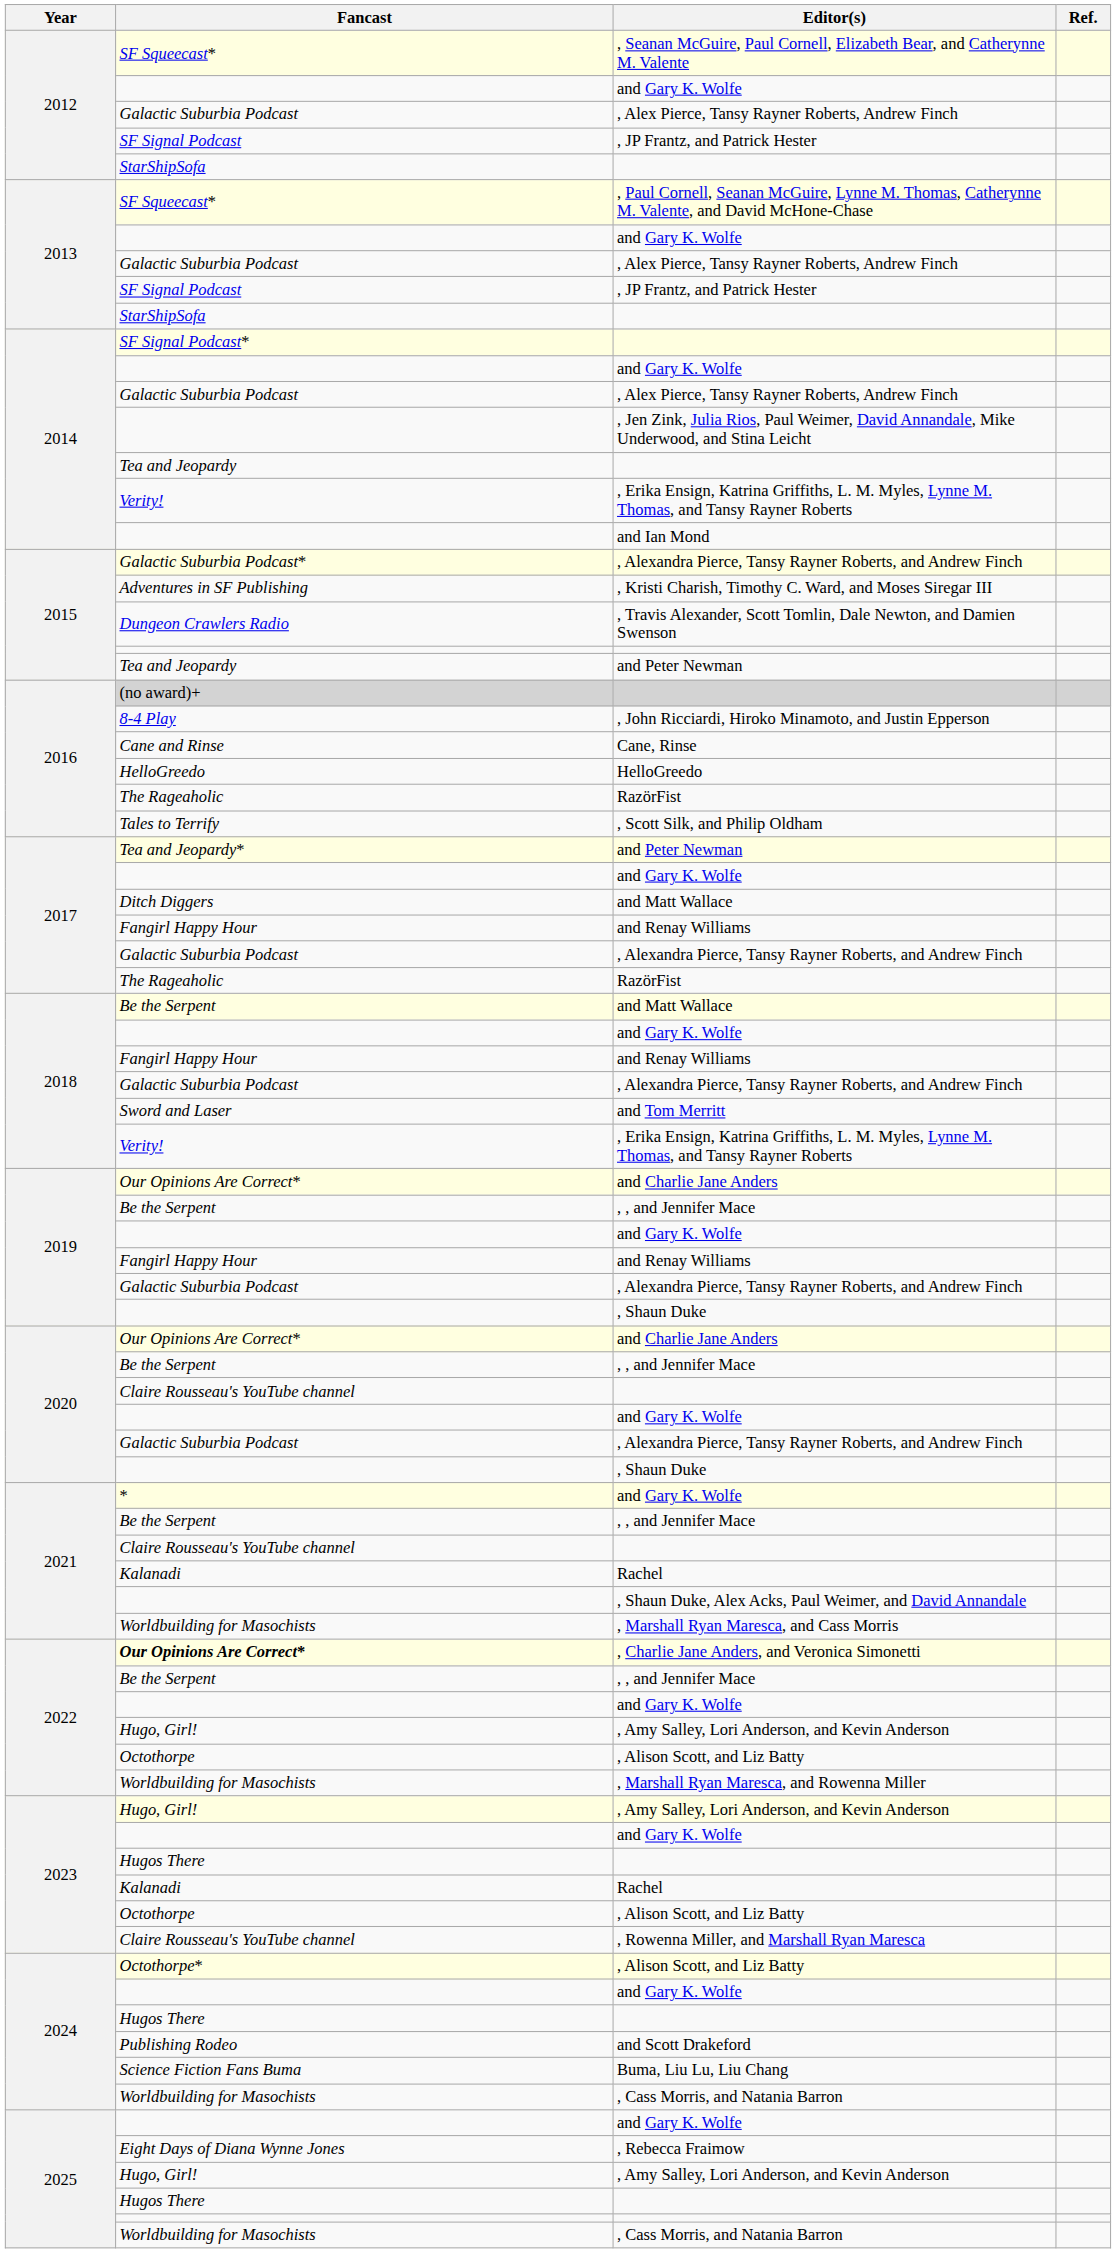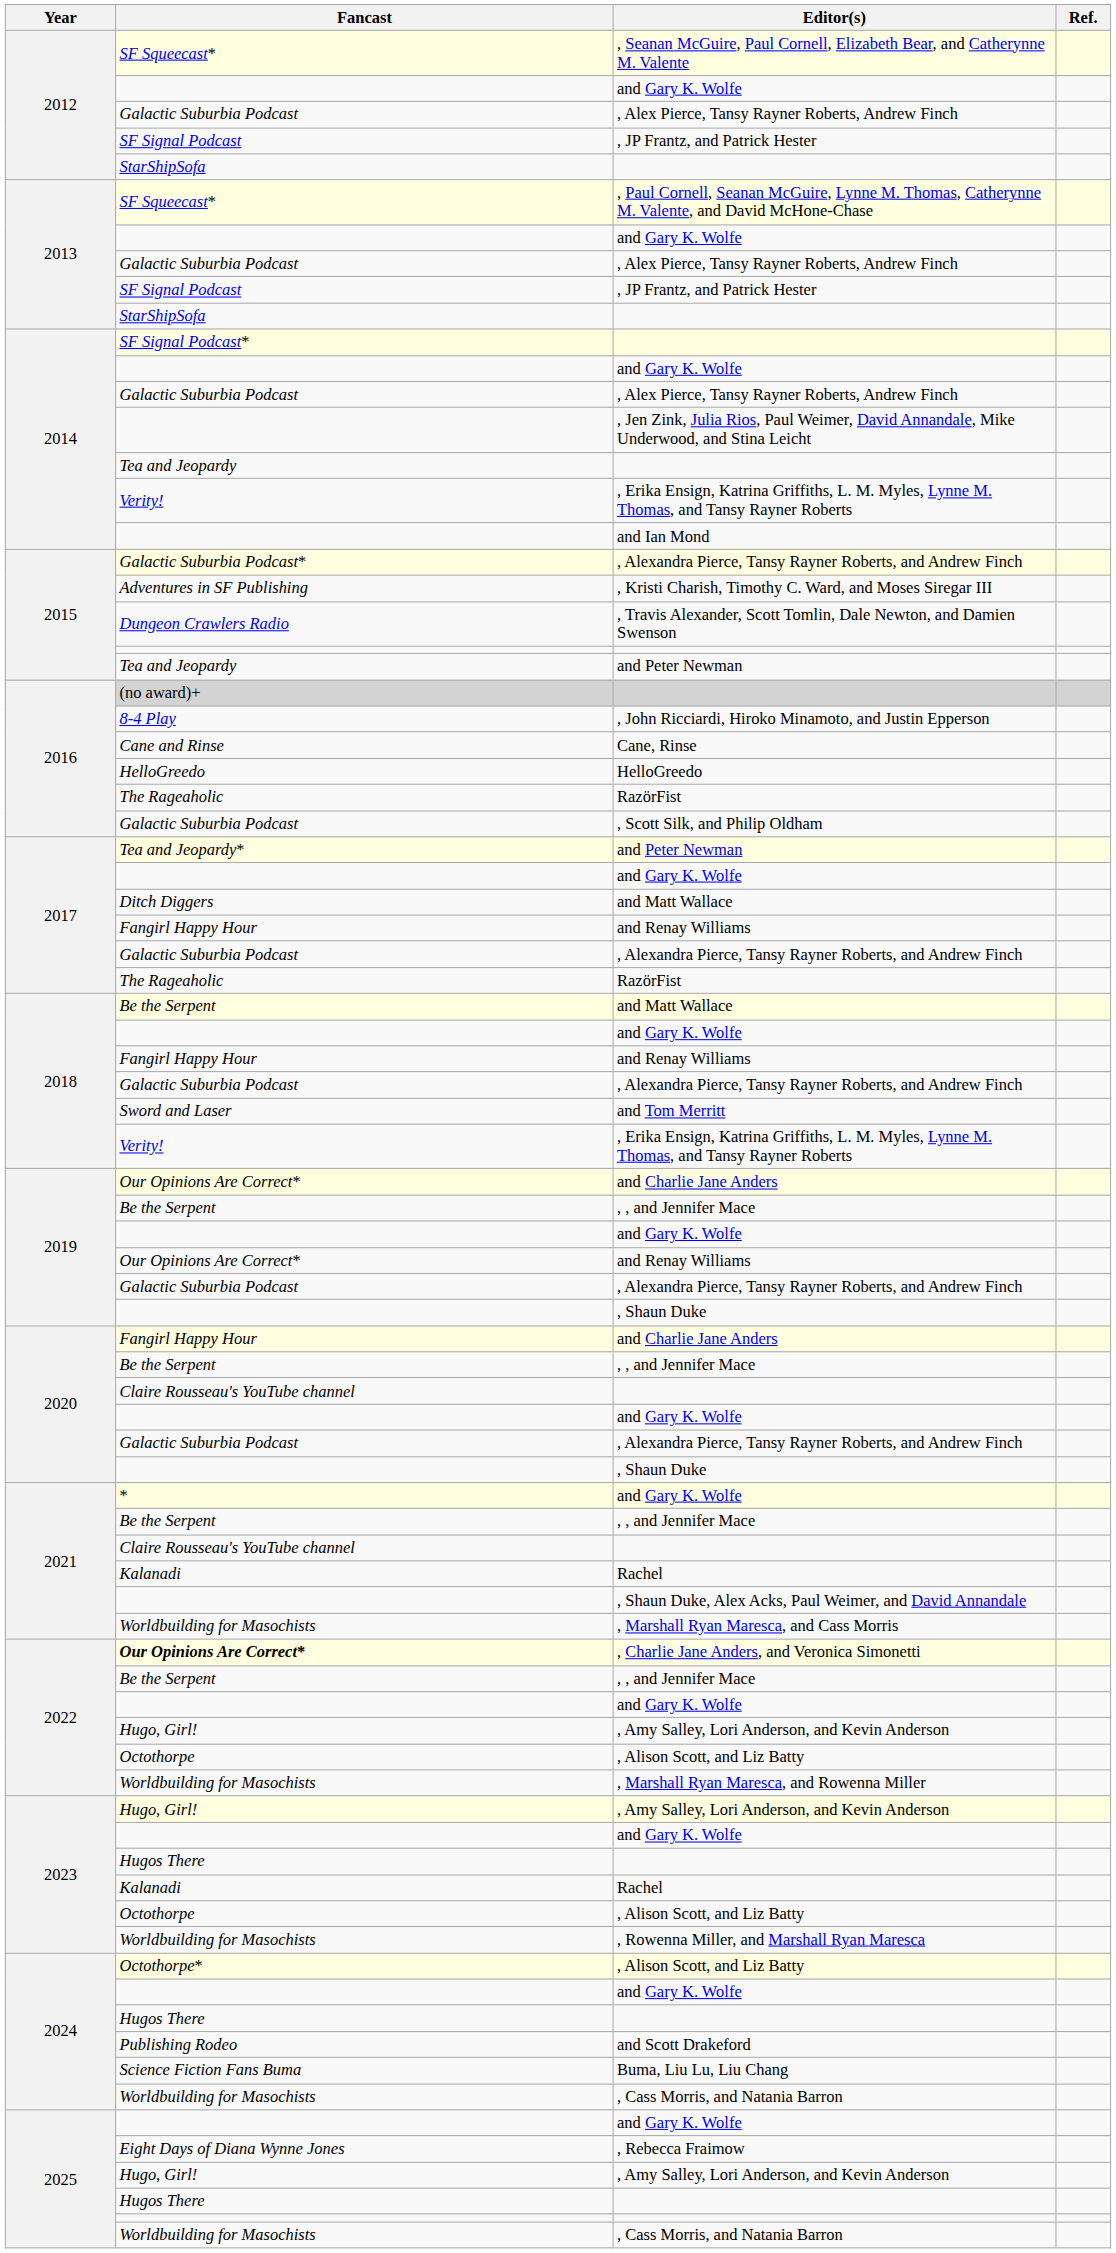(169, 823) Tales to Terrify -> (209, 823) Galactic Suburbia Podcast
(188, 1260) Fangirl Happy Hour -> (210, 1260) Our Opinions Are Correct*
(210, 1338) Our Opinions Are Correct* -> (188, 1338) Fangirl Happy Hour
(237, 1939) Claire Rousseau's YouTube channel -> (218, 1939) Worldbuilding for Masochists
